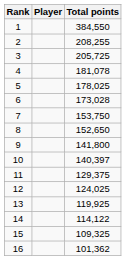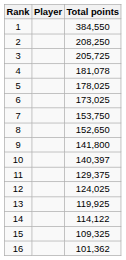(93, 41) 208,255 -> (93, 41) 208,250
(93, 100) 173,028 -> (93, 100) 173,025
